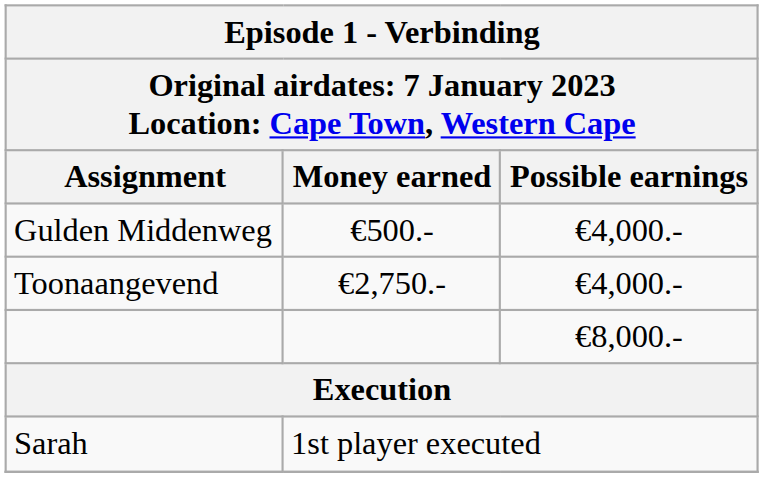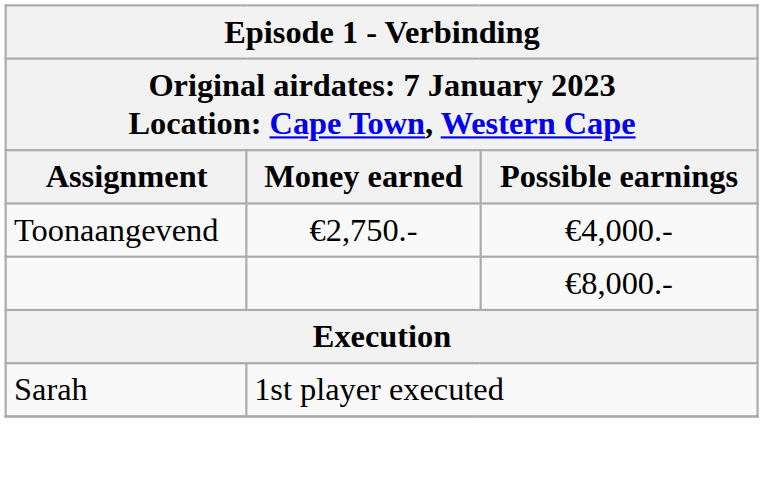- row: (143, 229)
